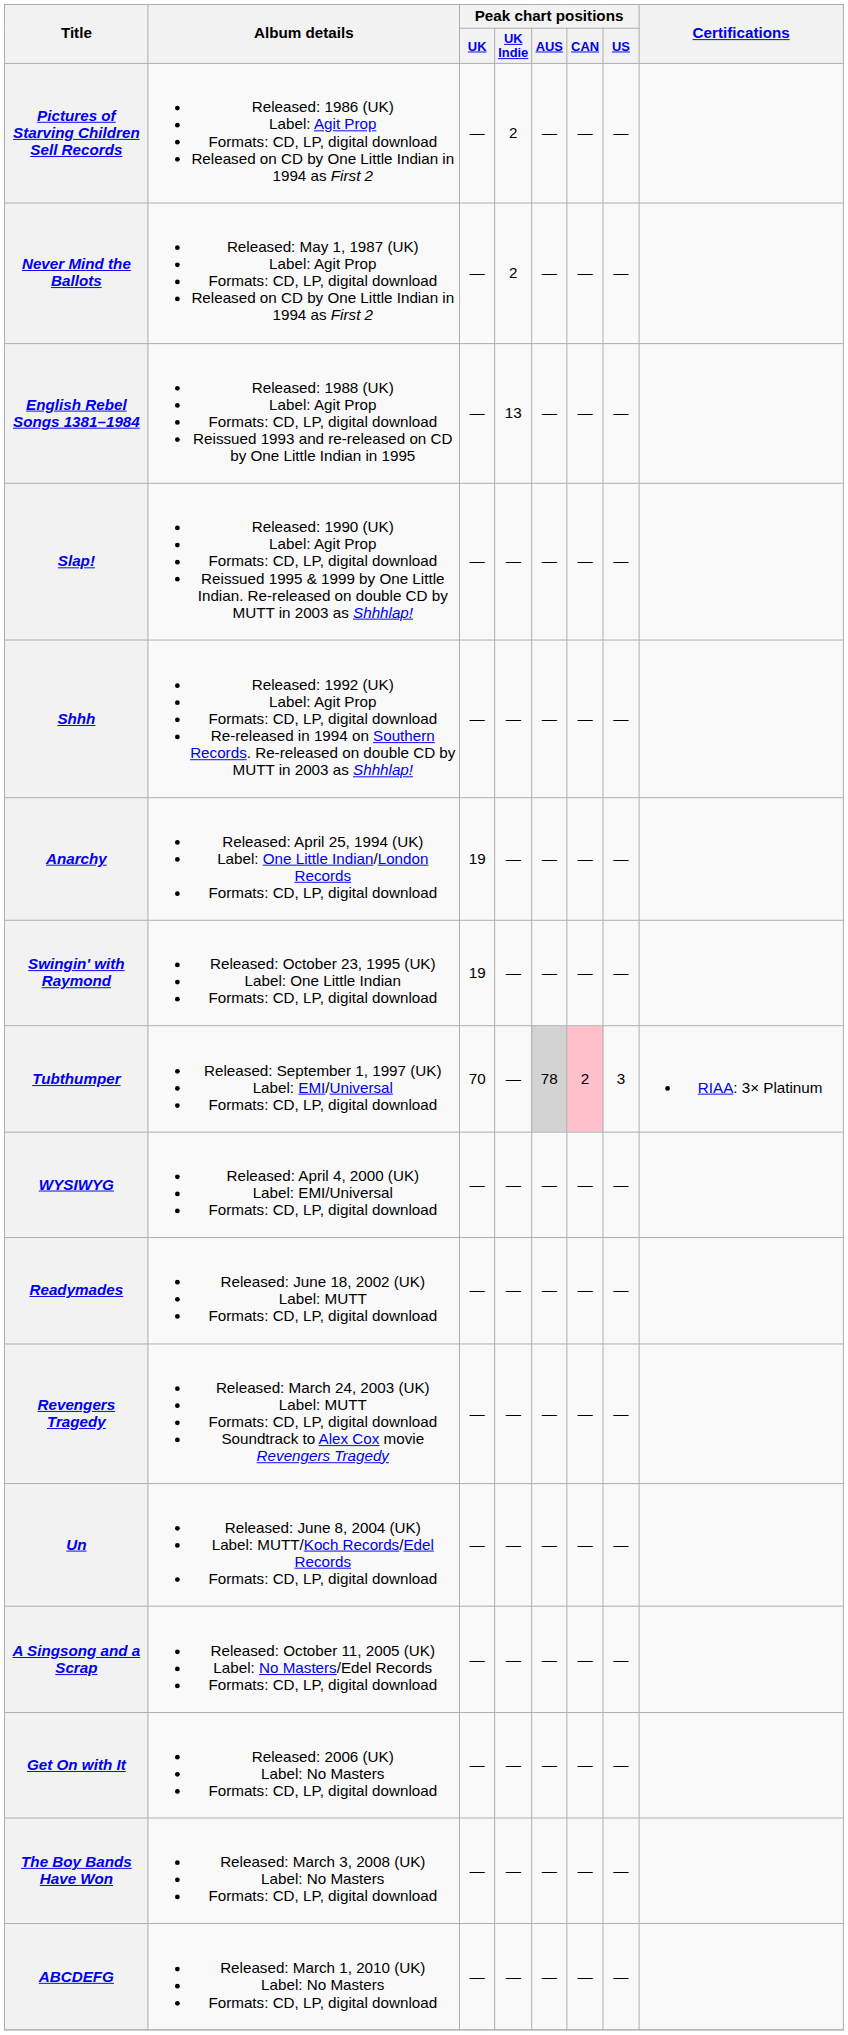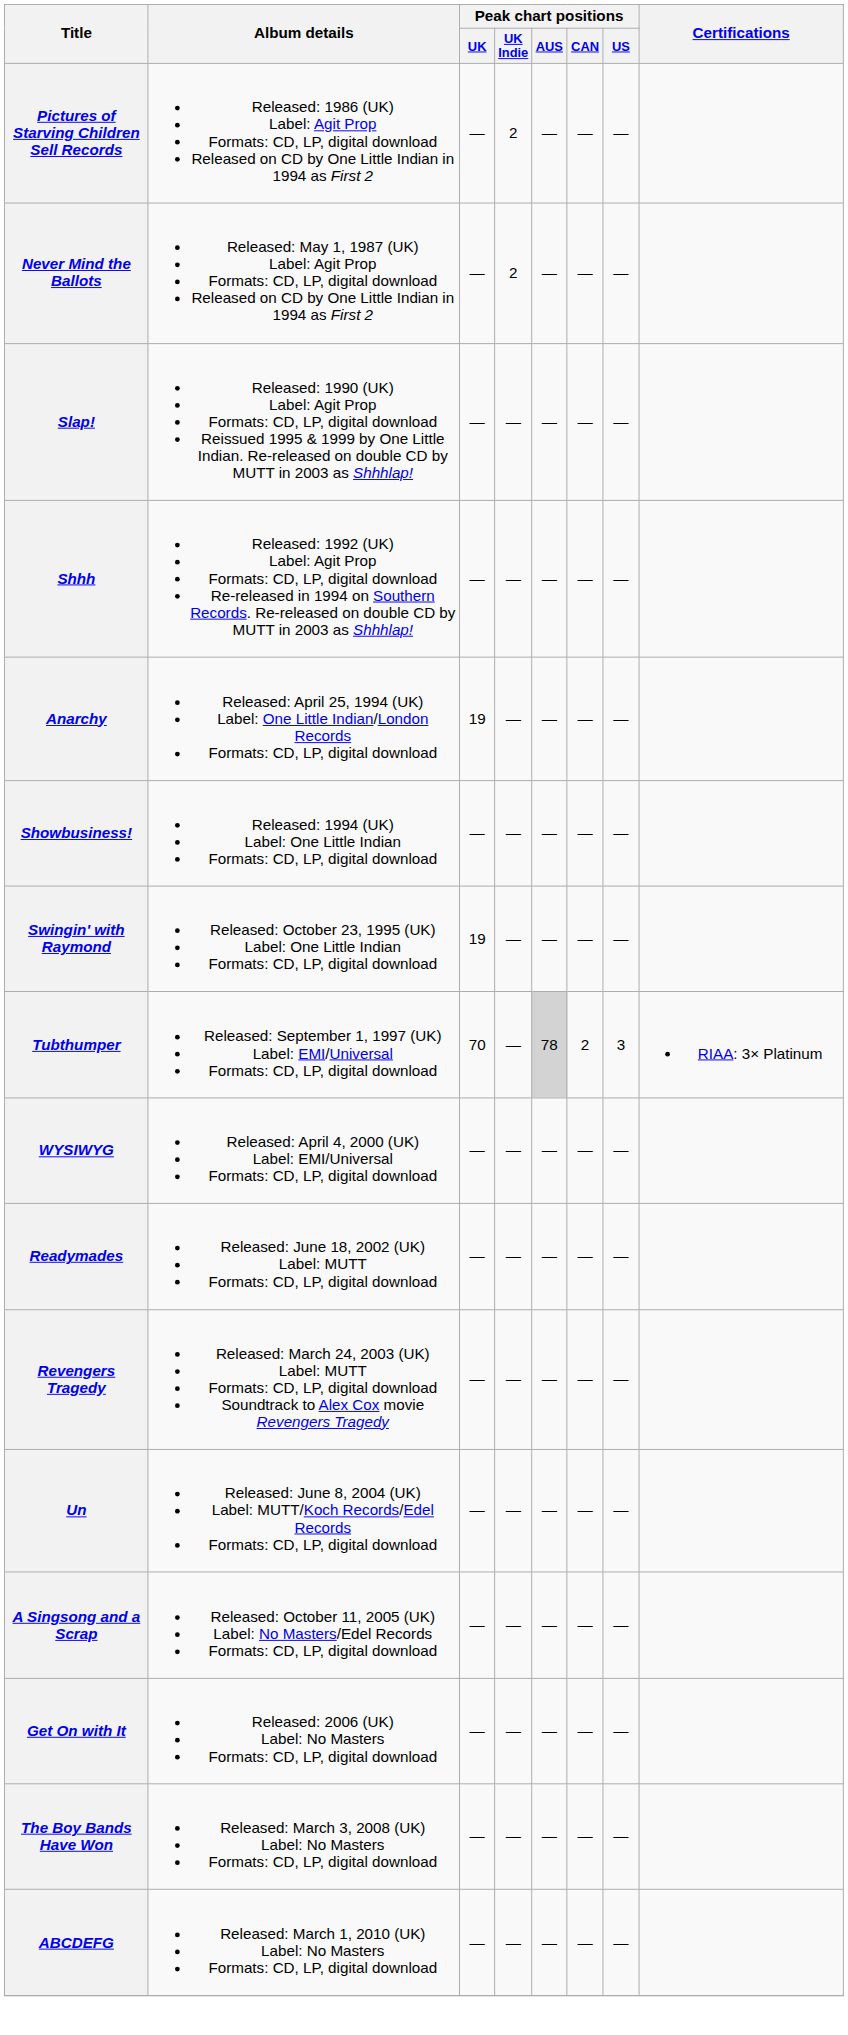- row: (76, 413)
+ row: (76, 833)
(585, 1079) pink background -> (585, 1044) no background
